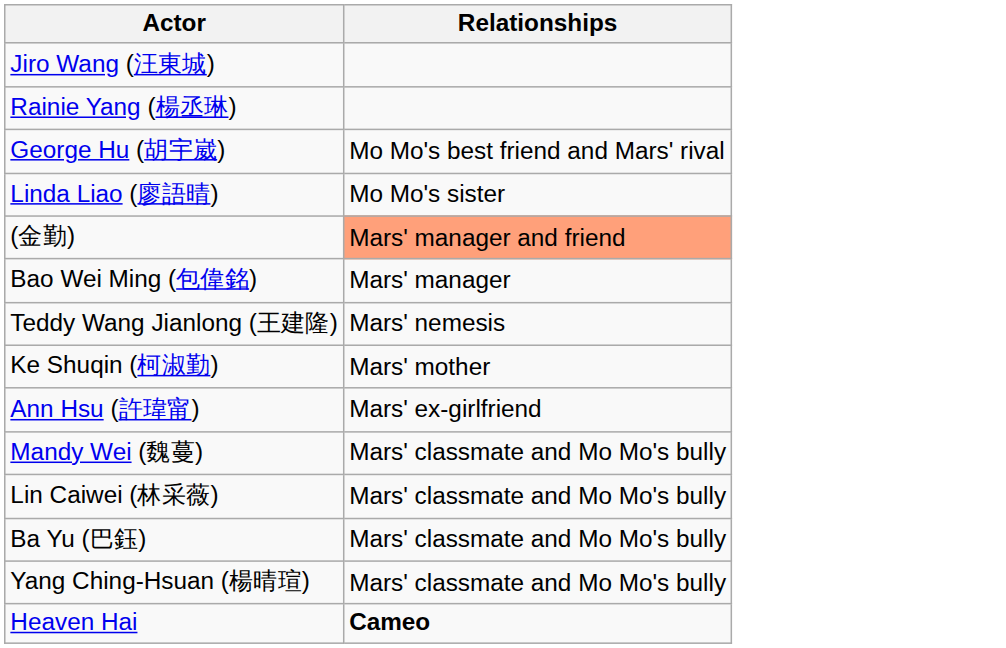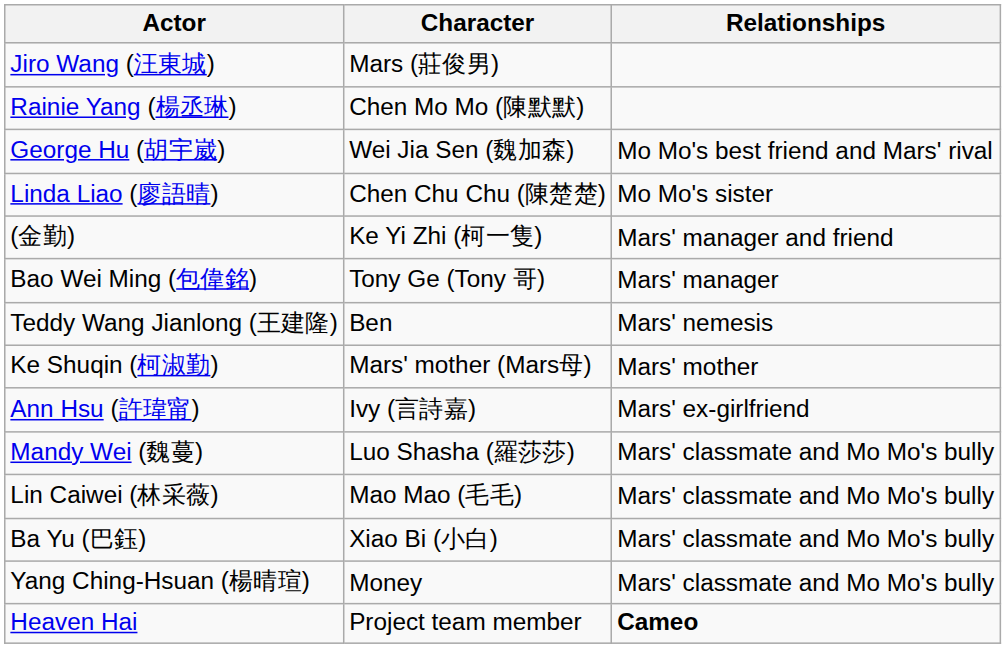+ column: (478, 23)
(487, 237) lightsalmon background -> (755, 237) no background
